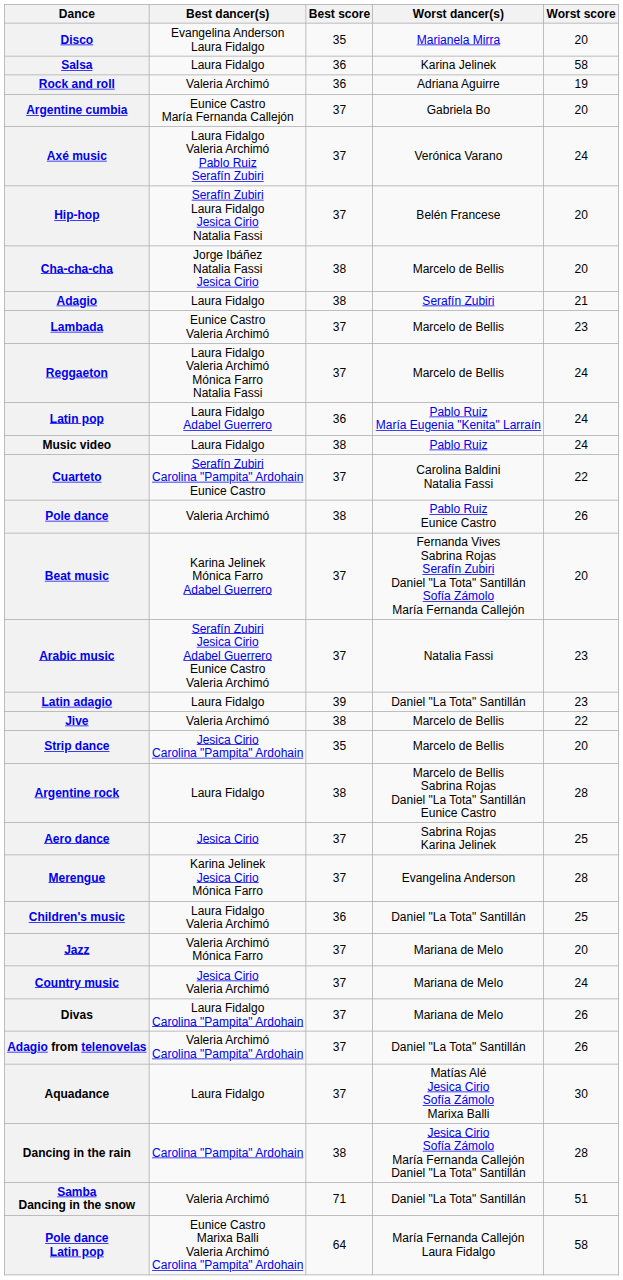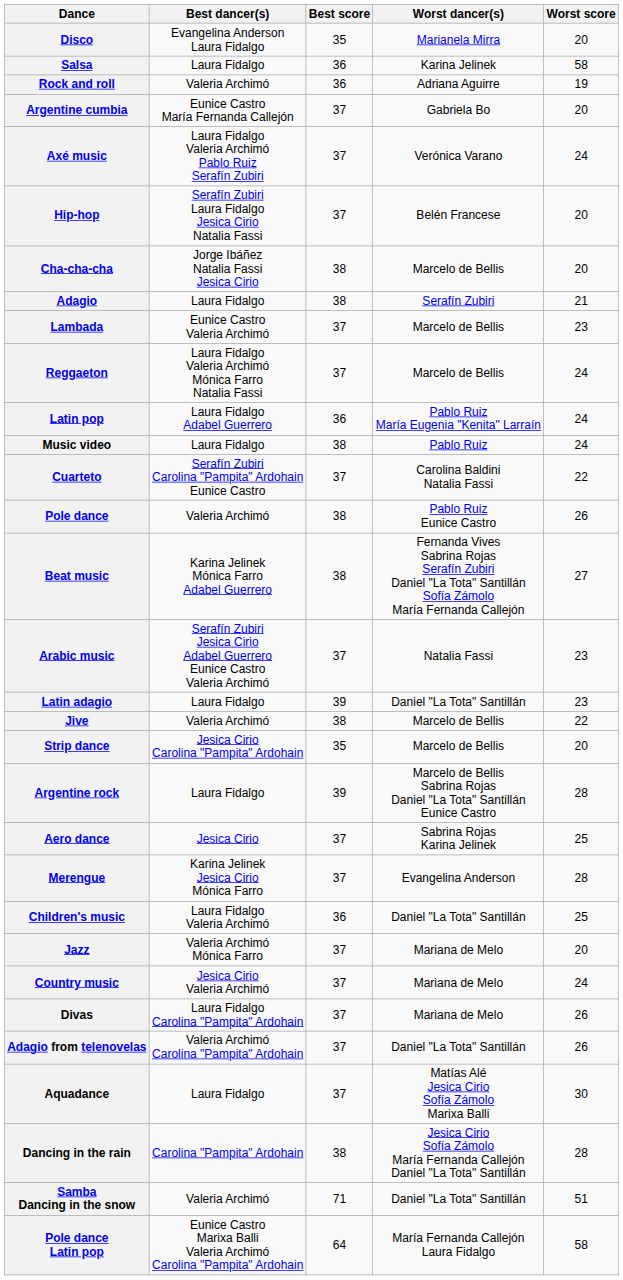(340, 576) 37 -> (340, 576) 38
(581, 576) 20 -> (581, 576) 27
(340, 792) 38 -> (340, 792) 39
